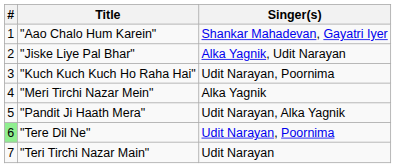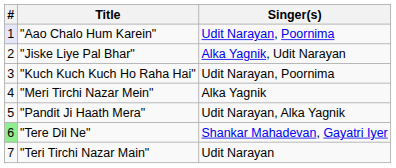(11, 34) no background -> (11, 34) lavender background
(295, 34) Shankar Mahadevan, Gayatri Iyer -> (268, 34) Udit Narayan, Poornima
(268, 133) Udit Narayan, Poornima -> (295, 133) Shankar Mahadevan, Gayatri Iyer
